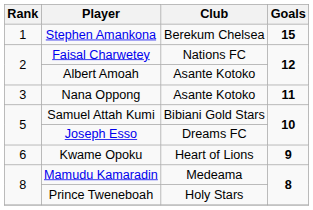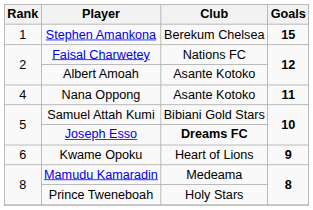(23, 94) 3 -> (23, 94) 4
(214, 134) normal -> (214, 134) bold
